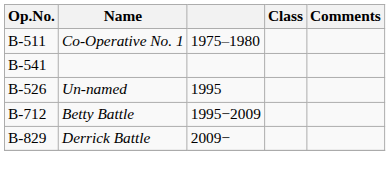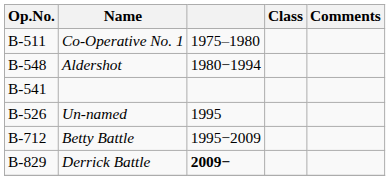+ row: (27, 65)
(210, 138) normal -> (210, 162) bold
